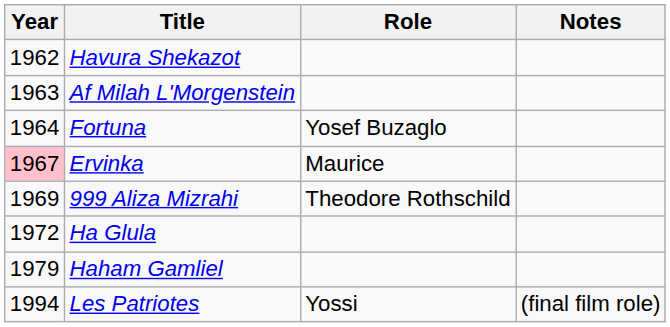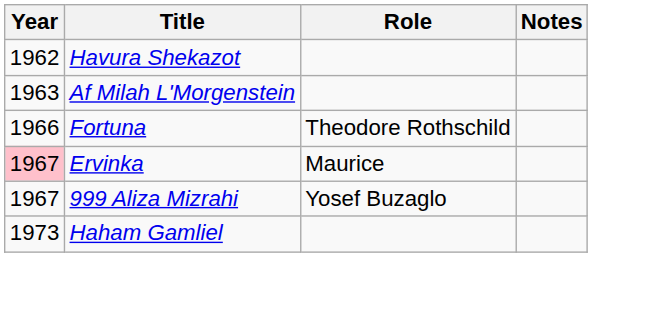(35, 127) 1964 -> (35, 127) 1966
(376, 127) Yosef Buzaglo -> (408, 127) Theodore Rothschild
(35, 198) 1969 -> (35, 198) 1967
(408, 198) Theodore Rothschild -> (376, 198) Yosef Buzaglo
- row: (113, 233)
(35, 269) 1979 -> (35, 233) 1973
- row: (134, 304)
